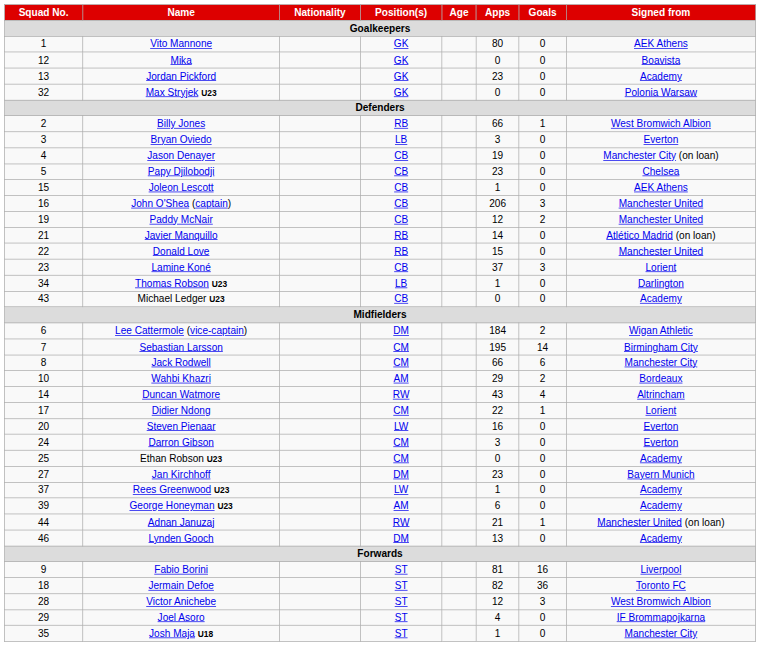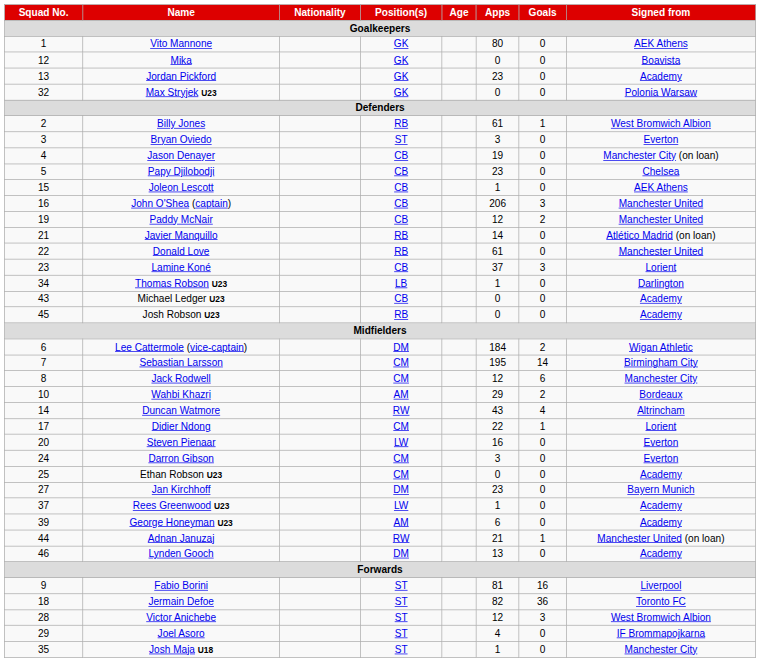(498, 124) 66 -> (498, 124) 61
(401, 140) LB -> (401, 140) ST
(498, 252) 15 -> (498, 252) 61
+ row: (181, 315)
(498, 363) 66 -> (498, 379) 12
